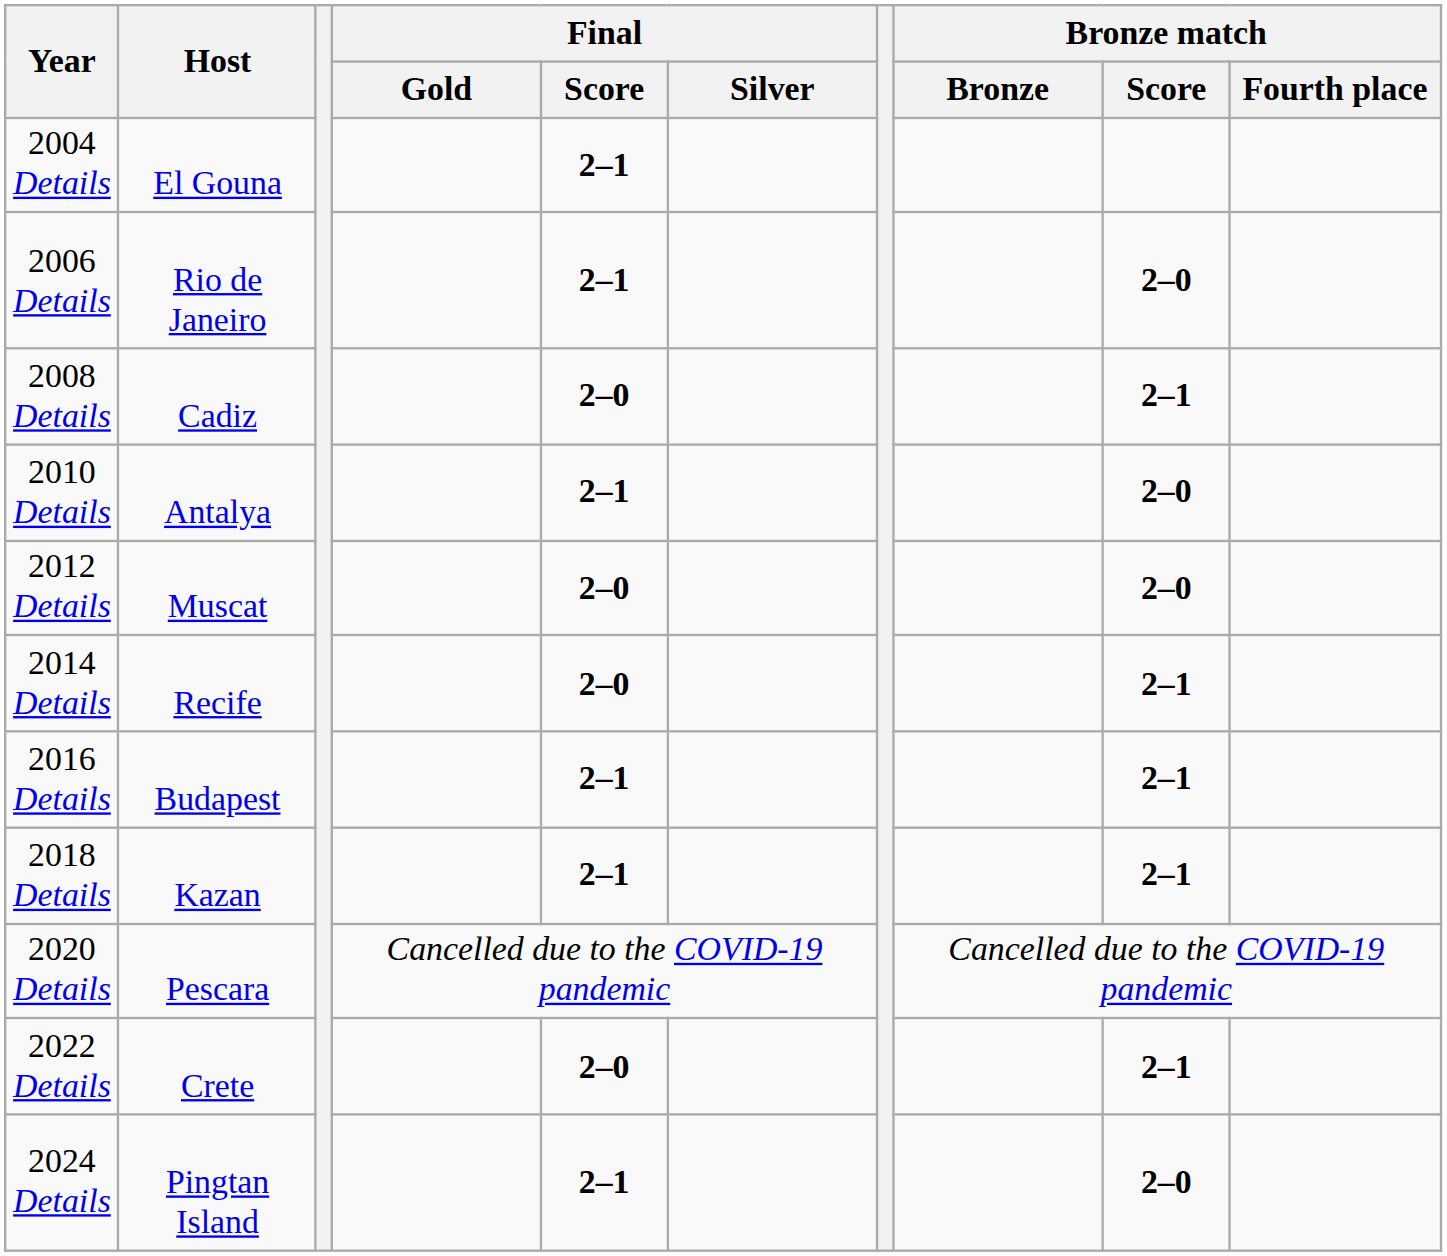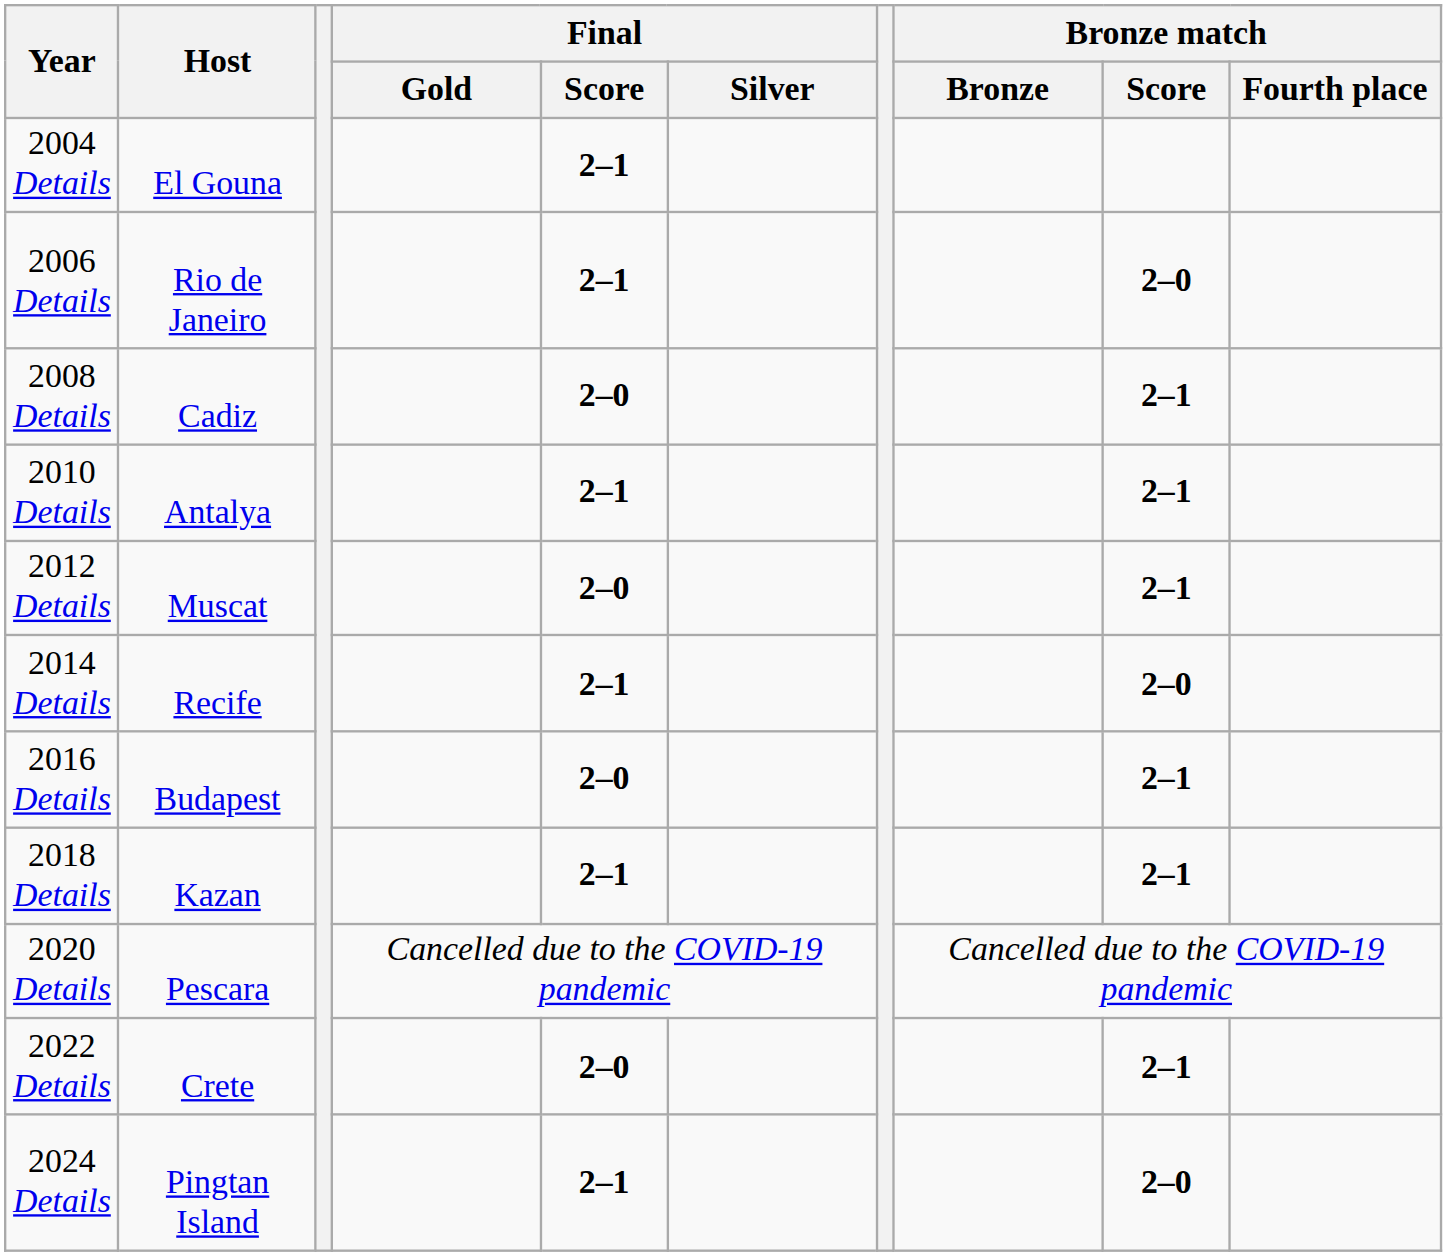(1166, 491) 2–0 -> (1166, 491) 2–1
(1166, 587) 2–0 -> (1166, 587) 2–1
(604, 683) 2–0 -> (604, 683) 2–1
(1166, 683) 2–1 -> (1166, 683) 2–0
(604, 778) 2–1 -> (604, 778) 2–0
